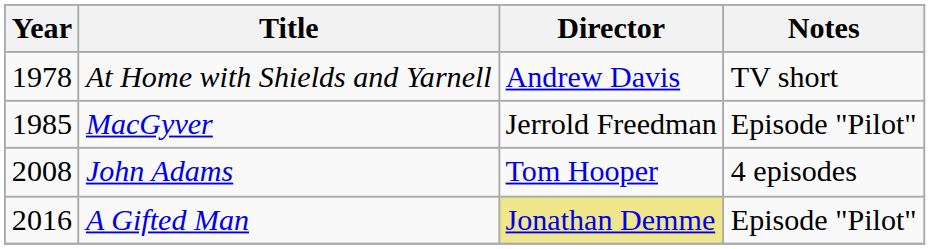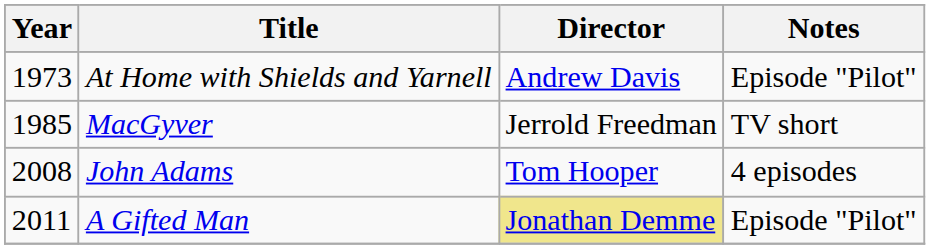(42, 76) 1978 -> (42, 76) 1973
(784, 76) TV short -> (824, 76) Episode "Pilot"
(824, 123) Episode "Pilot" -> (784, 123) TV short
(42, 219) 2016 -> (41, 219) 2011
